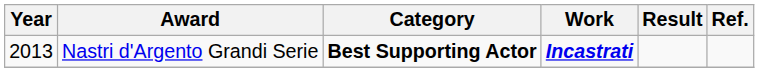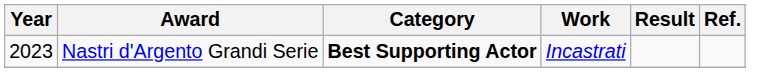(31, 51) 2013 -> (31, 51) 2023
(590, 51) bold -> (586, 51) normal
